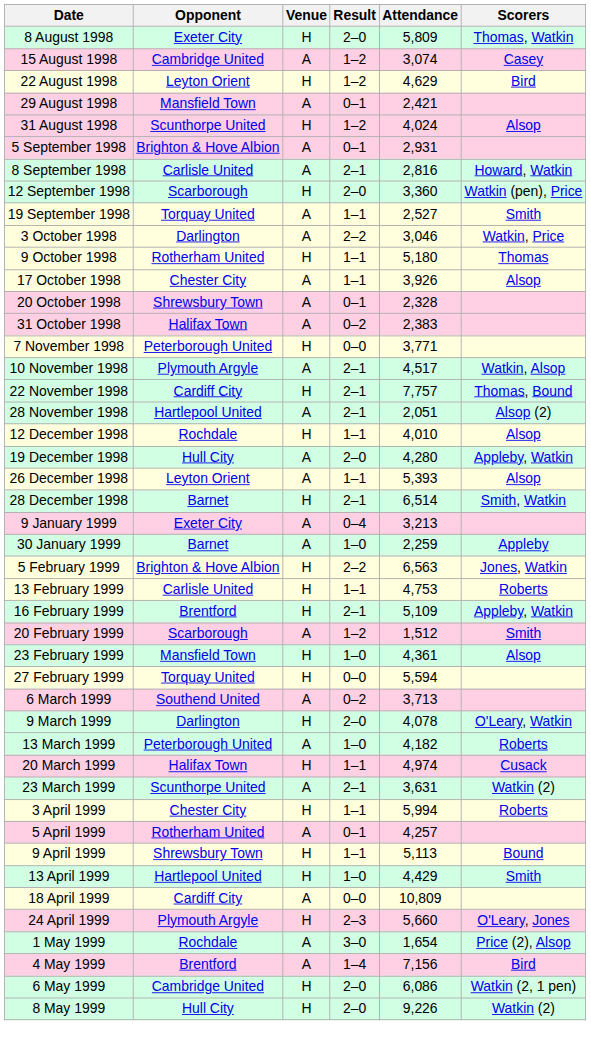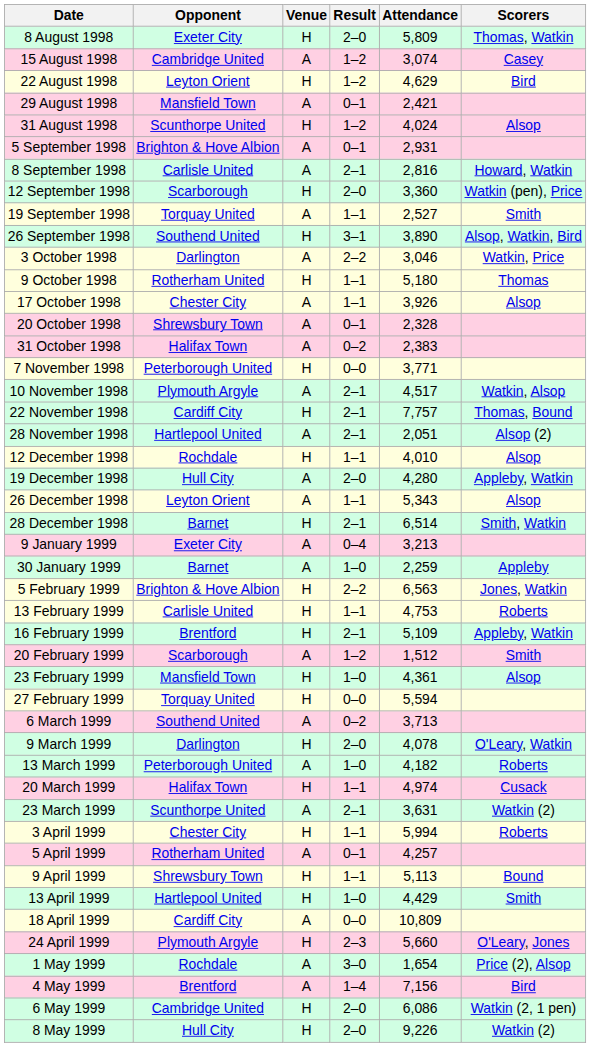+ row: (69, 236)
(420, 479) 5,393 -> (420, 501) 5,343
